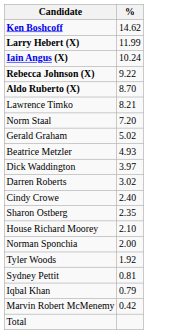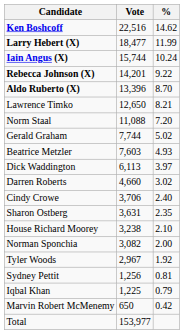+ column: (135, 12)
